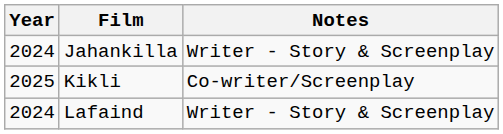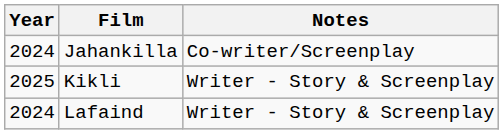(341, 51) Writer - Story & Screenplay -> (301, 51) Co-writer/Screenplay
(301, 82) Co-writer/Screenplay -> (341, 82) Writer - Story & Screenplay
